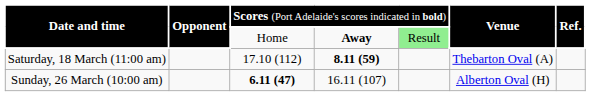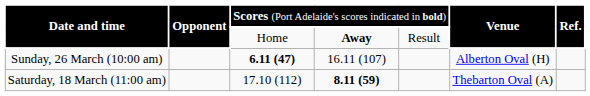(424, 38) lightgreen background -> (424, 38) no background
rows swapped: (87, 59) <-> (87, 80)
